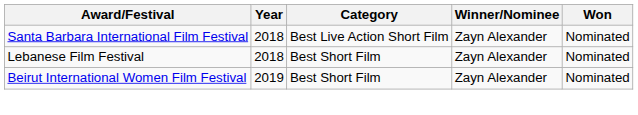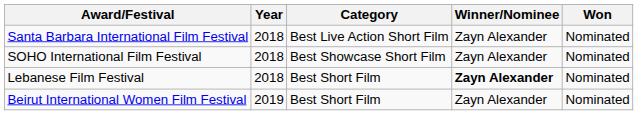+ row: (105, 57)
(501, 57) normal -> (504, 78) bold
